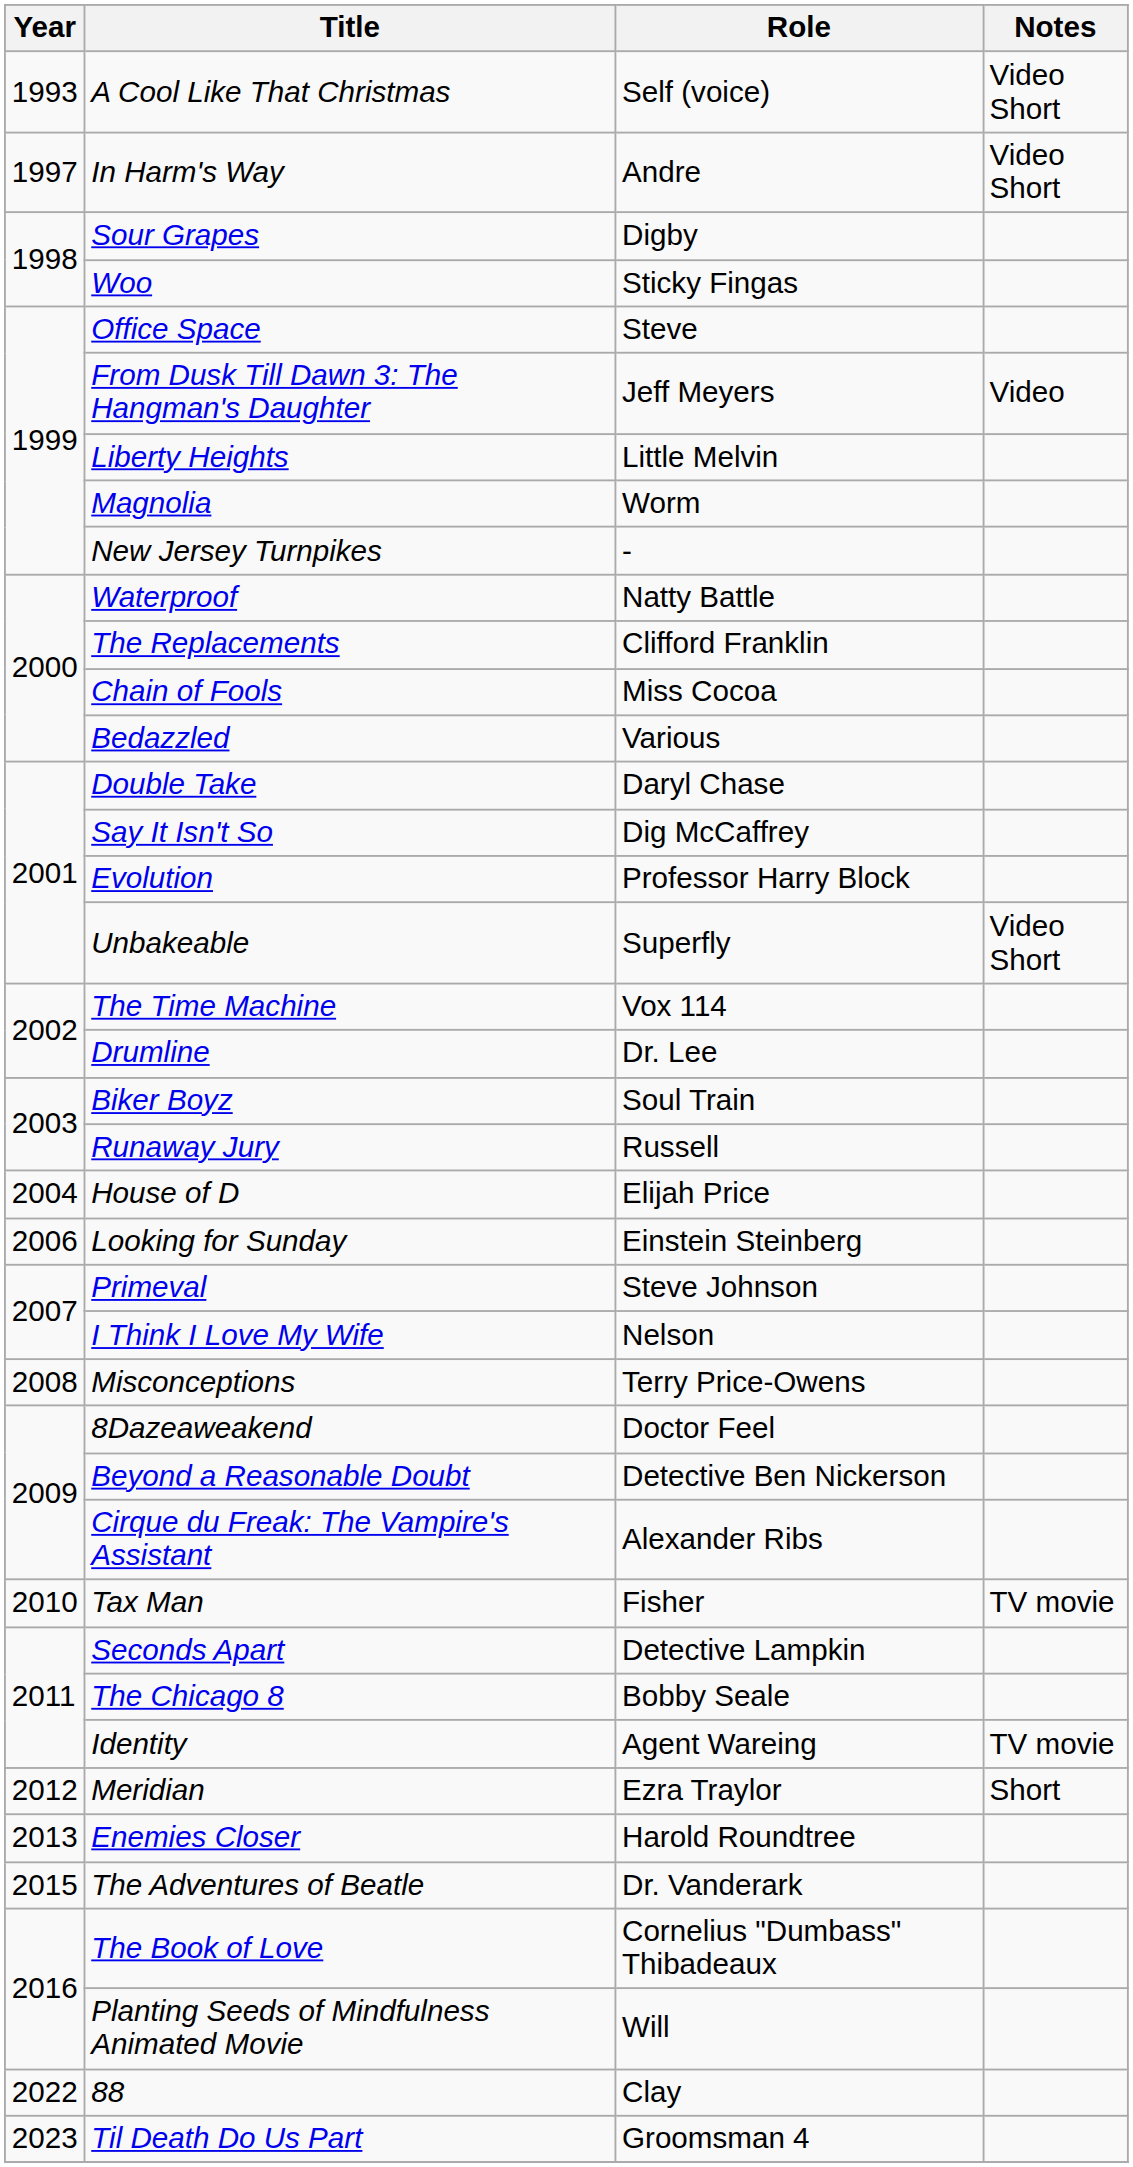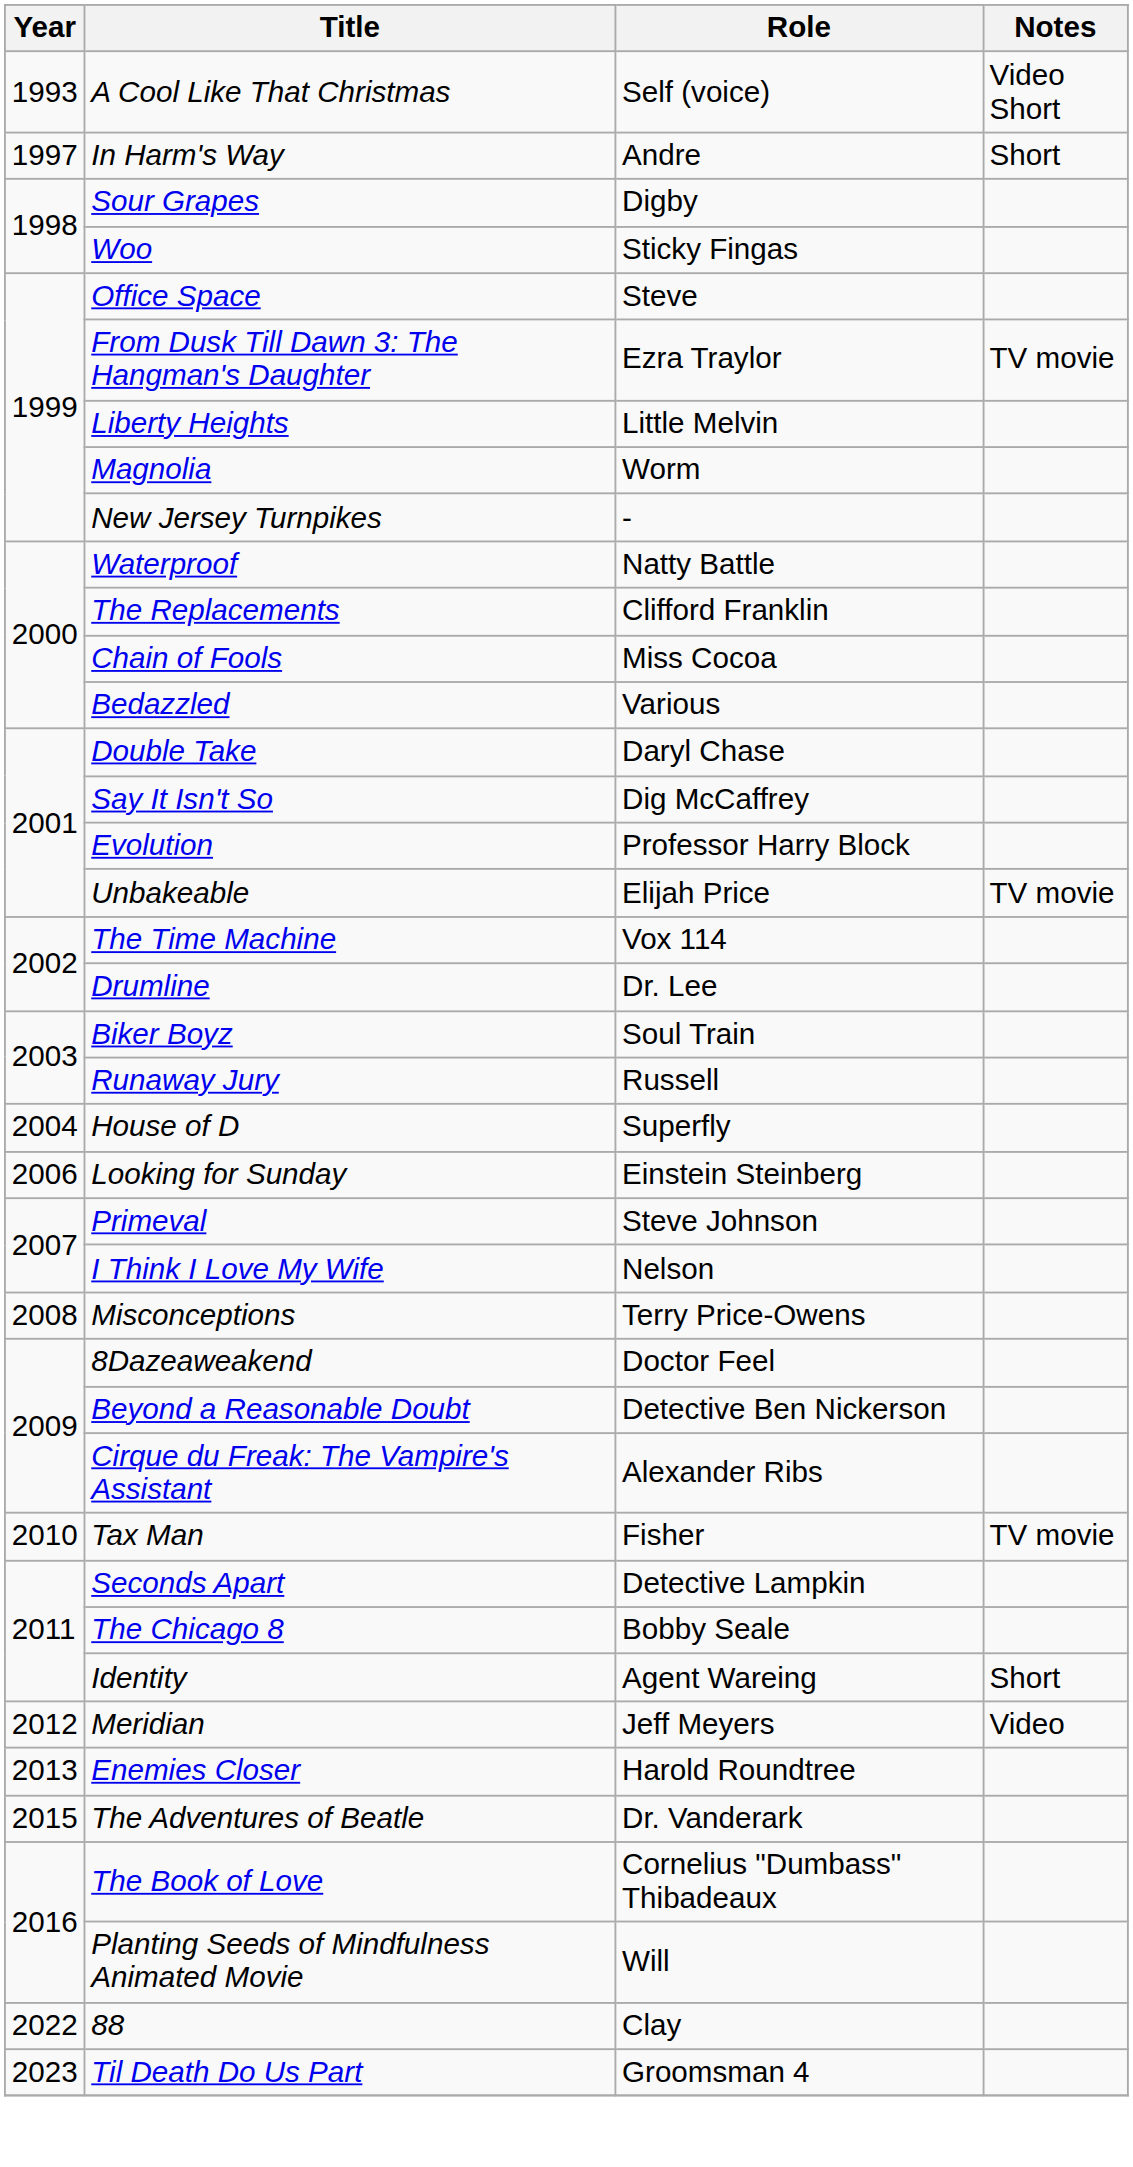(1027, 171) Video Short -> (1025, 155) Short
(698, 392) Jeff Meyers -> (702, 359) Ezra Traylor
(1027, 392) Video -> (1052, 359) TV movie
(676, 942) Superfly -> (696, 892) Elijah Price
(1027, 942) Video Short -> (1052, 892) TV movie
(696, 1193) Elijah Price -> (676, 1127) Superfly
(1052, 1743) TV movie -> (1025, 1677) Short
(702, 1790) Ezra Traylor -> (698, 1723) Jeff Meyers
(1025, 1790) Short -> (1027, 1723) Video
